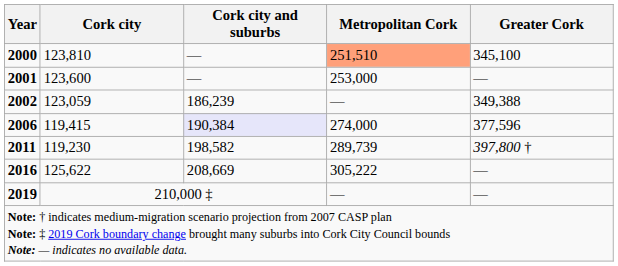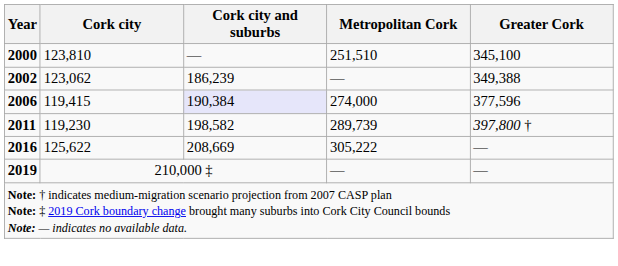(354, 55) lightsalmon background -> (354, 55) no background
- row: (22, 78)
(67, 101) 123,059 -> (67, 78) 123,062
